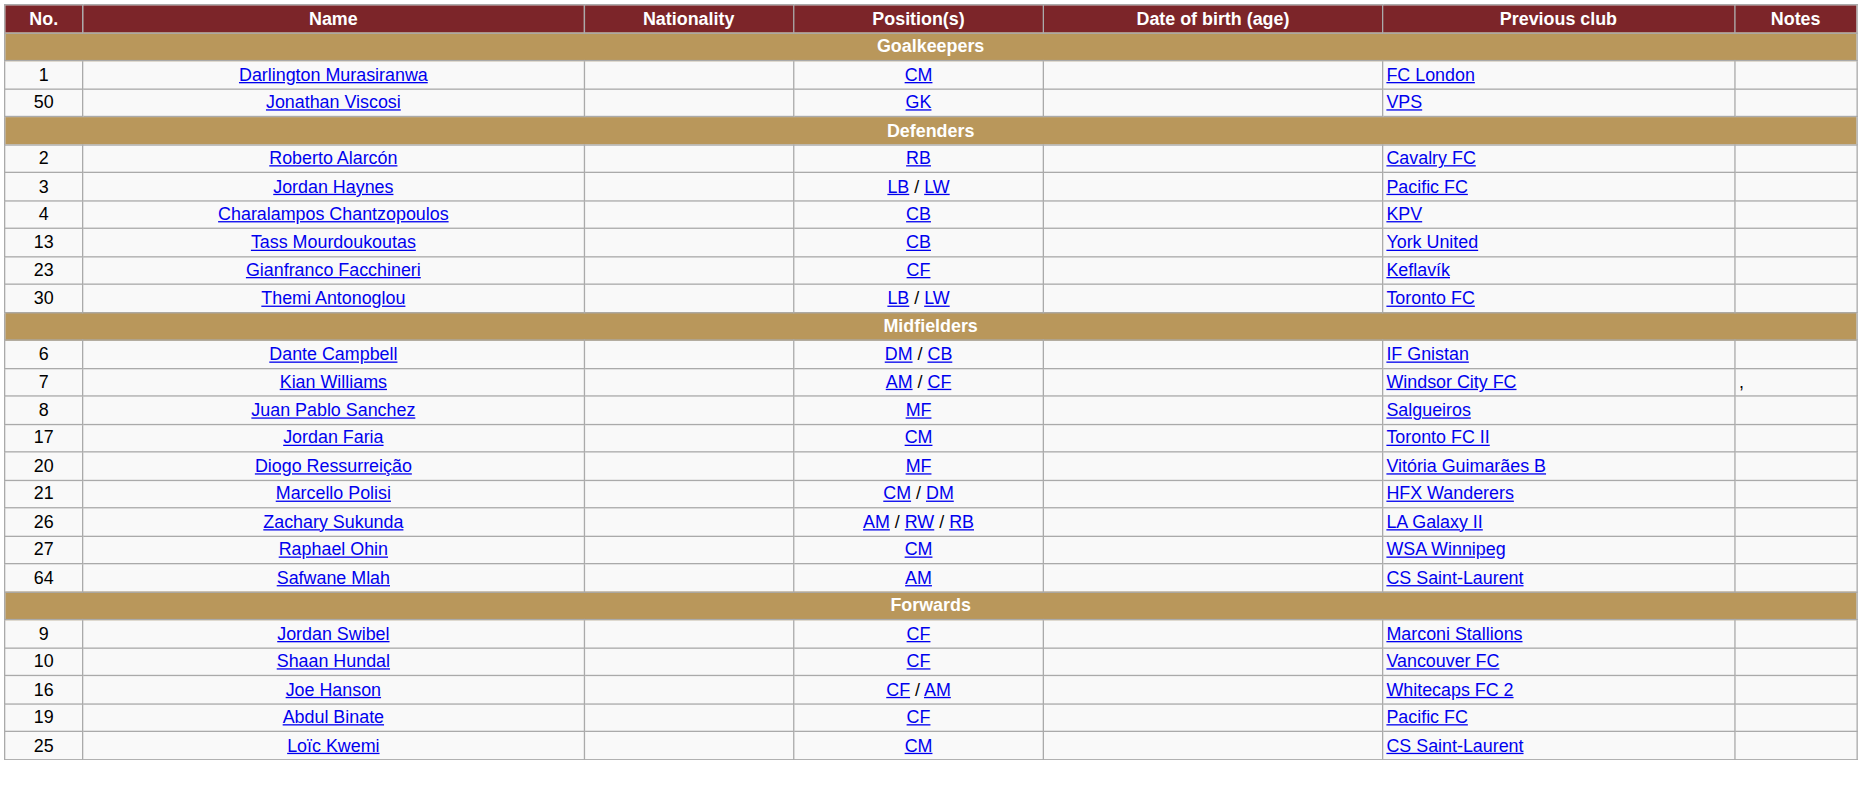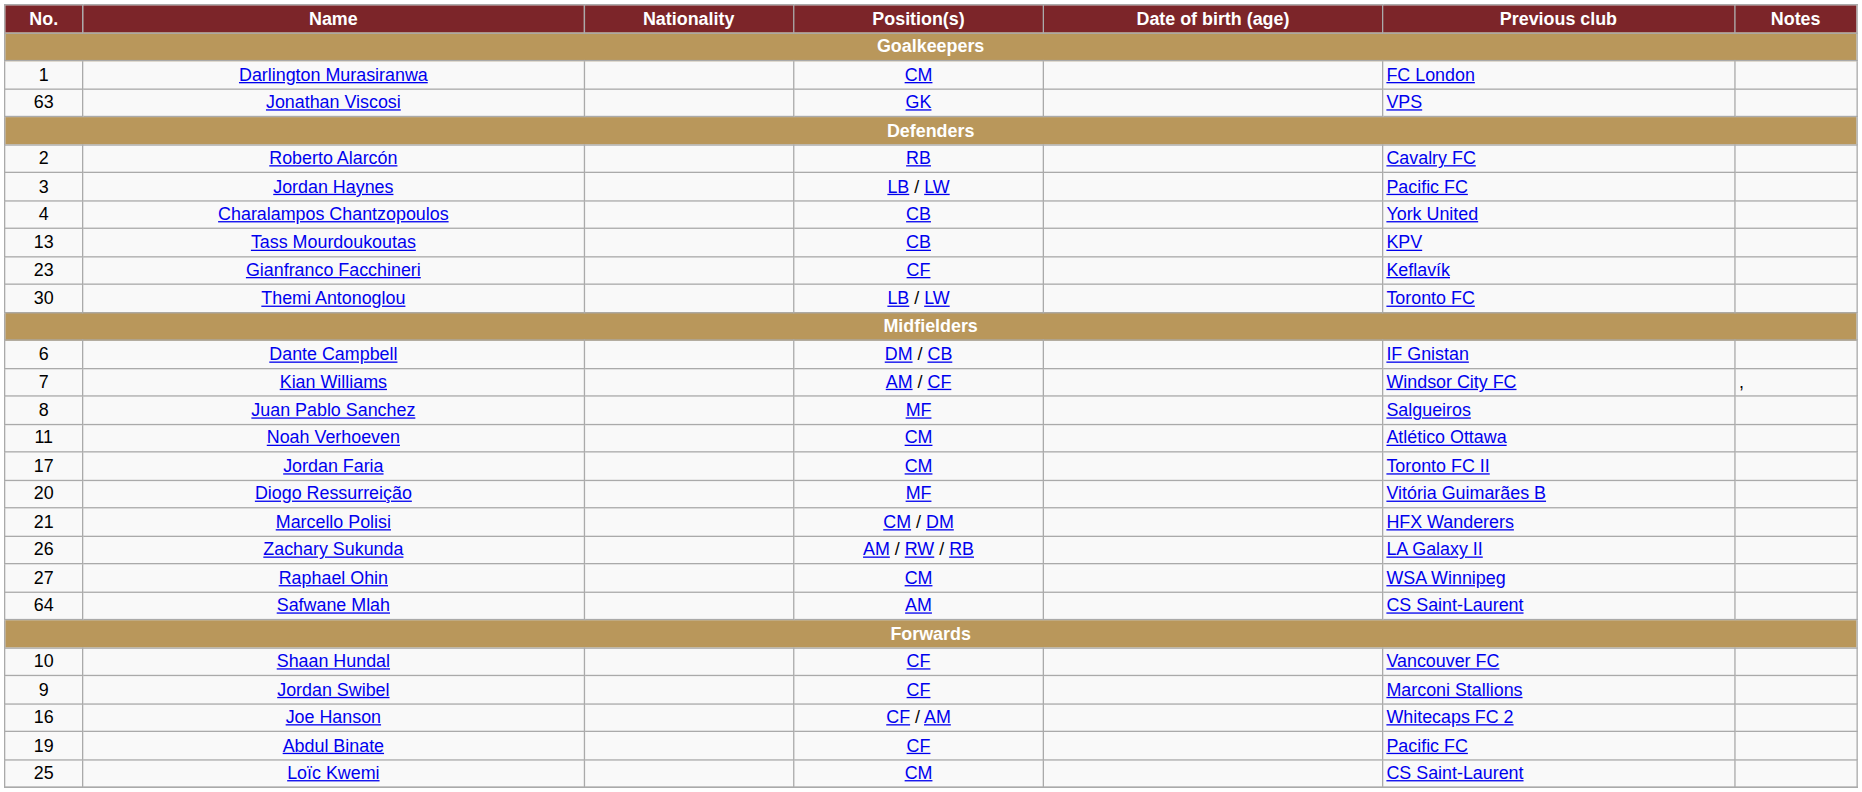(44, 102) 50 -> (44, 102) 63
(1404, 214) KPV -> (1432, 214) York United
(1432, 242) York United -> (1404, 242) KPV
+ row: (333, 438)
rows swapped: (333, 633) <-> (333, 661)
